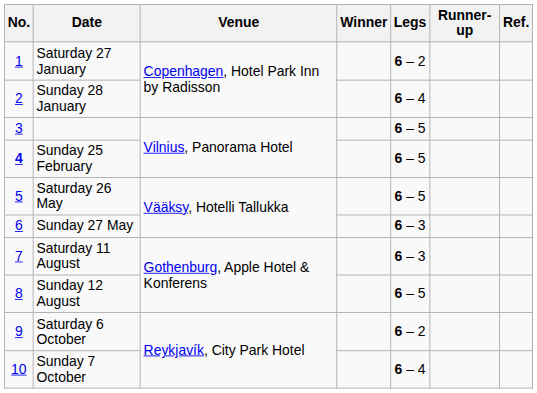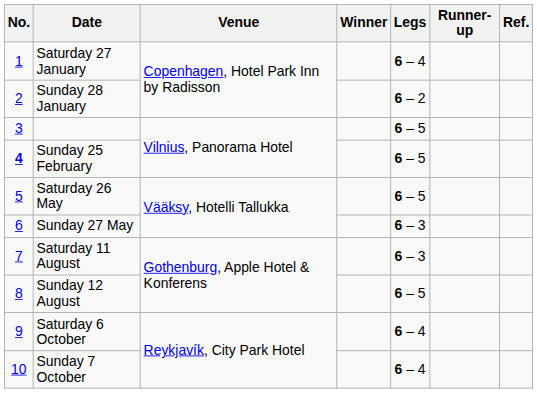(410, 61) 6 – 2 -> (410, 61) 6 – 4
(410, 98) 6 – 4 -> (410, 98) 6 – 2
(410, 331) 6 – 2 -> (410, 331) 6 – 4
